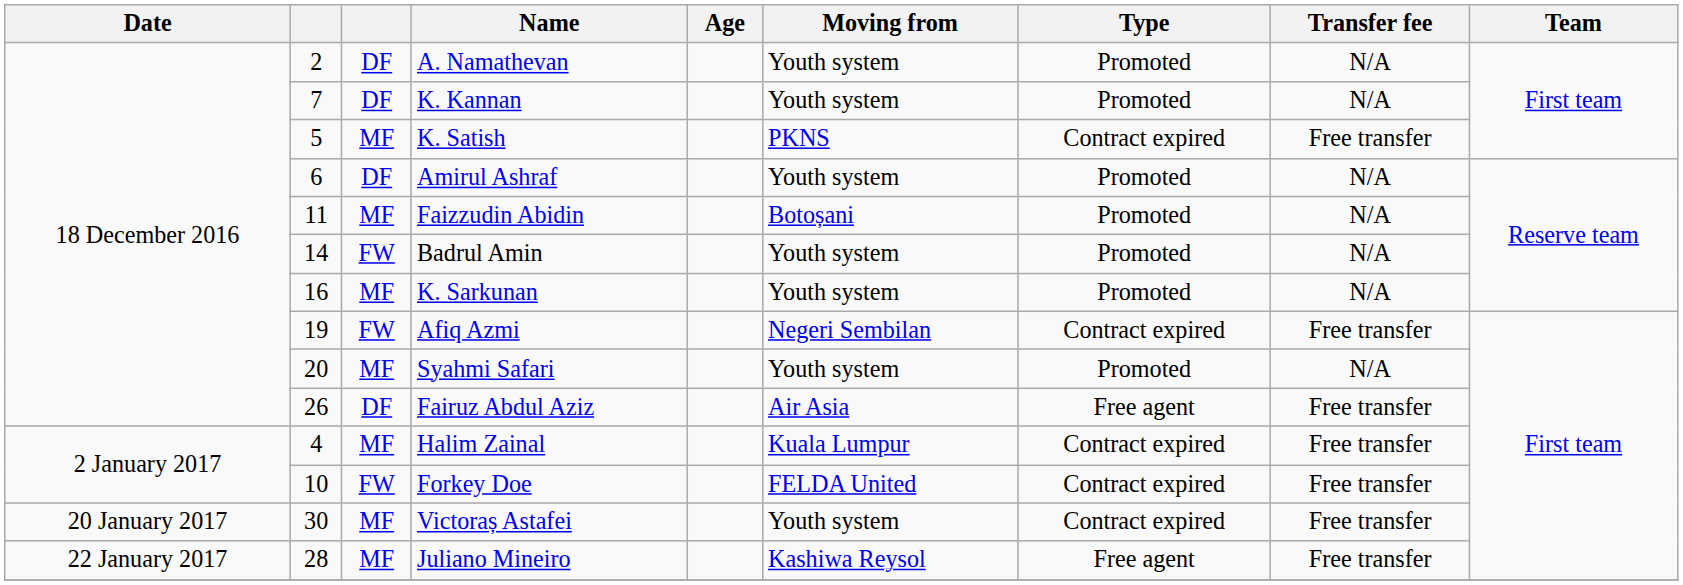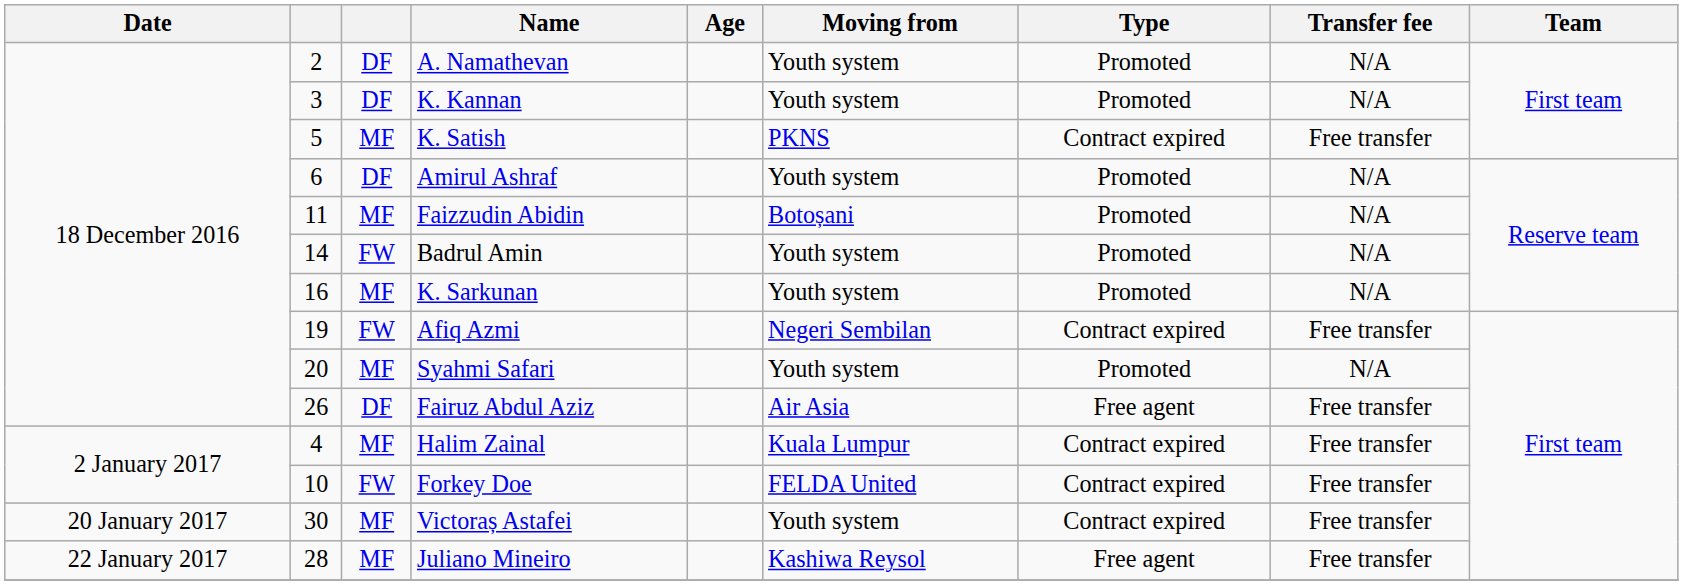(316, 100) 7 -> (316, 100) 3
